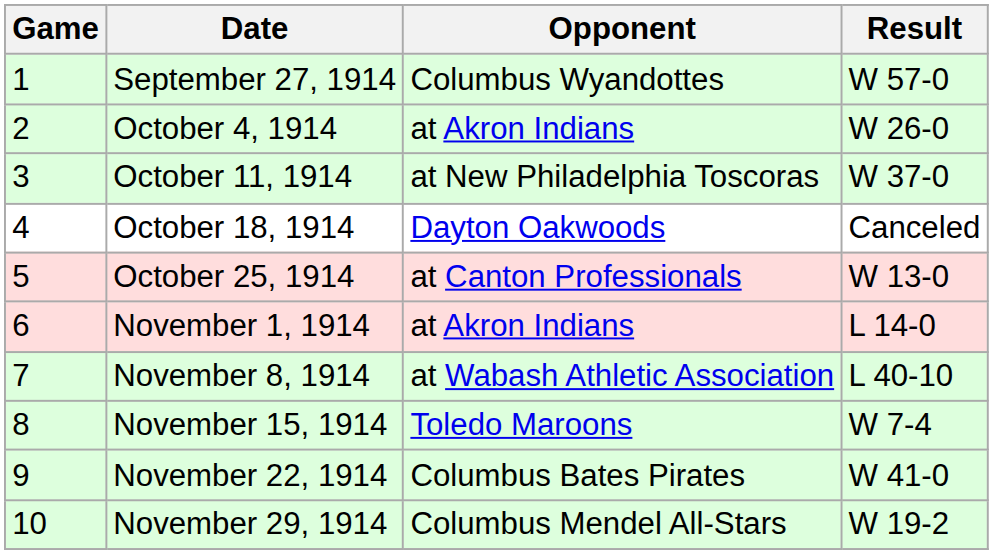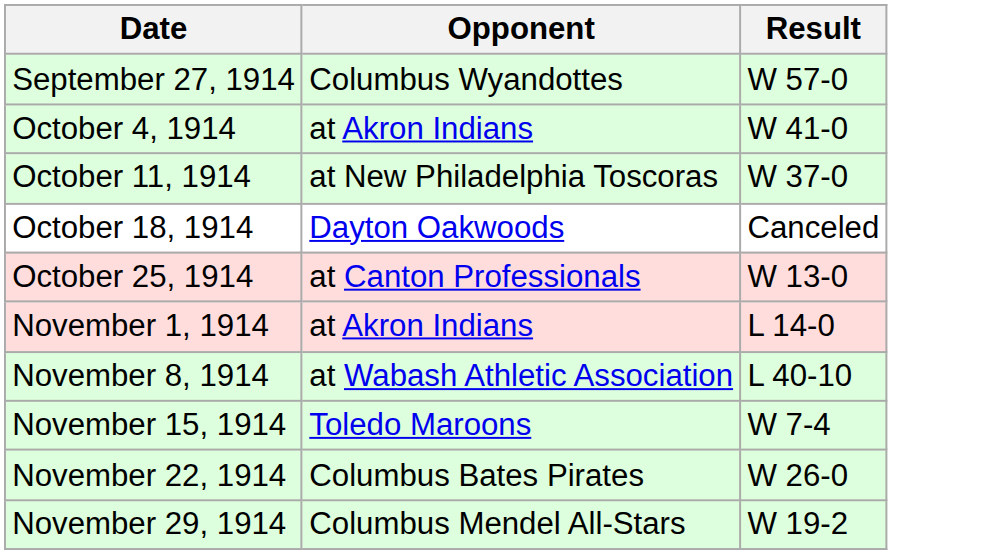- column: (56, 29)
(899, 128) W 26-0 -> (798, 128) W 41-0
(899, 474) W 41-0 -> (798, 474) W 26-0
